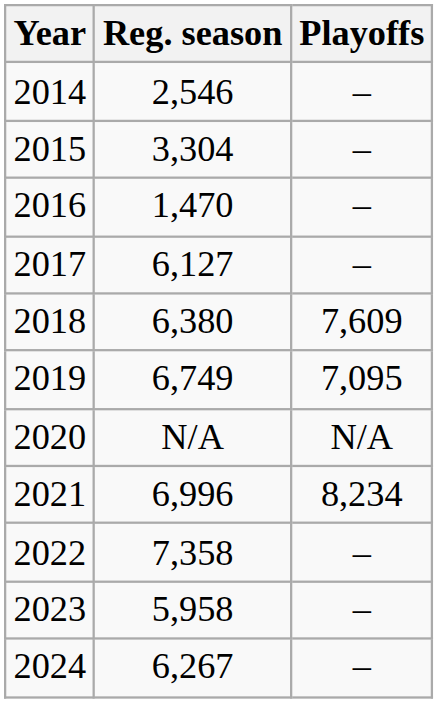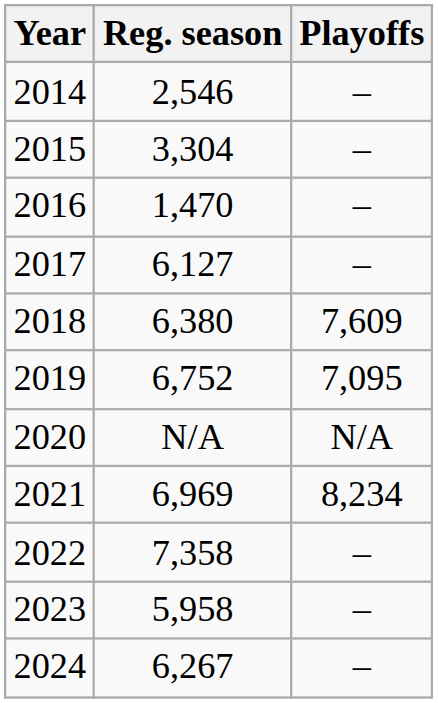(193, 378) 6,749 -> (193, 378) 6,752
(193, 494) 6,996 -> (193, 494) 6,969
